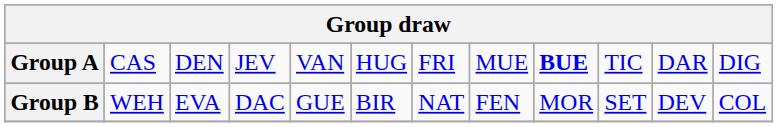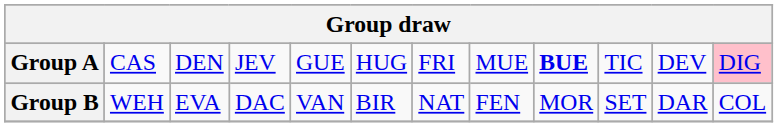(320, 62) VAN -> (320, 62) GUE
(683, 62) DAR -> (682, 62) DEV
(740, 62) no background -> (740, 62) pink background
(320, 101) GUE -> (320, 101) VAN
(682, 101) DEV -> (683, 101) DAR
